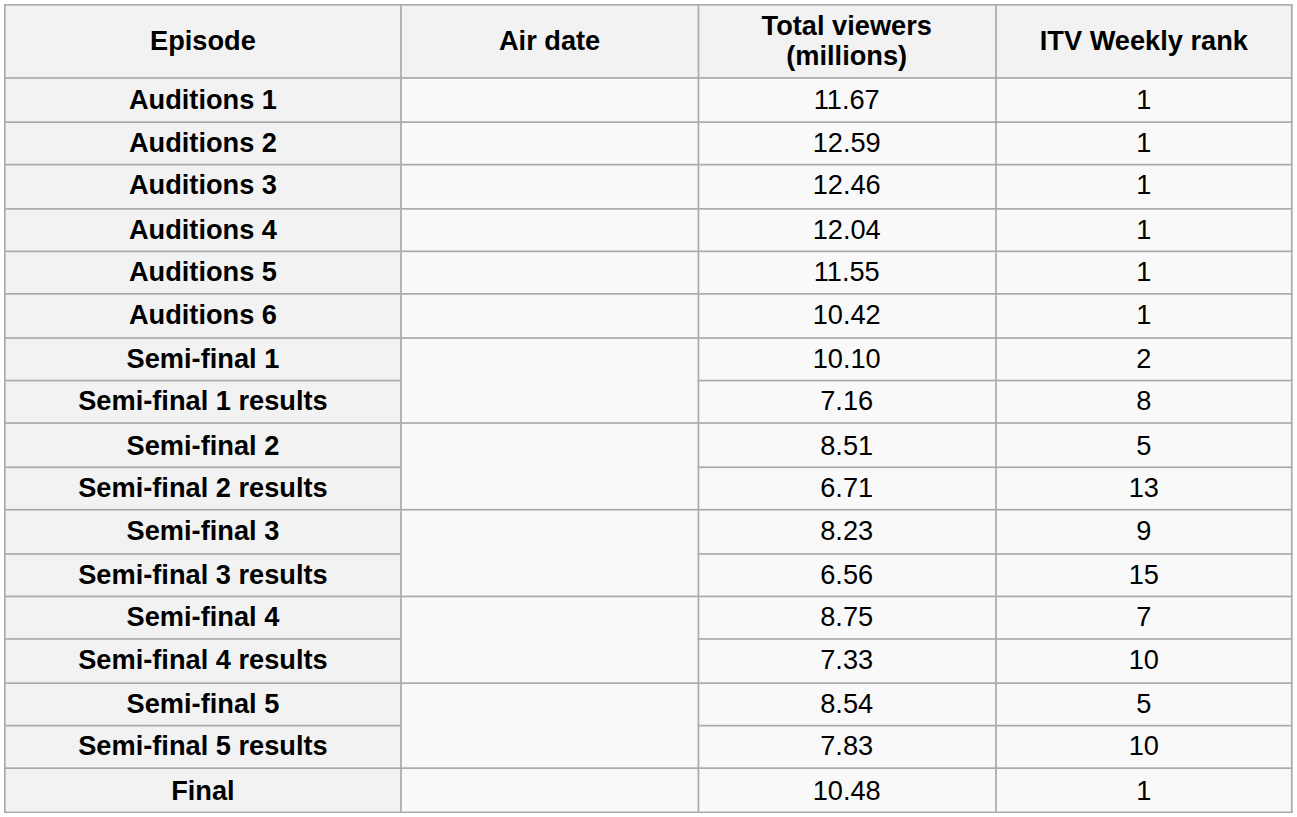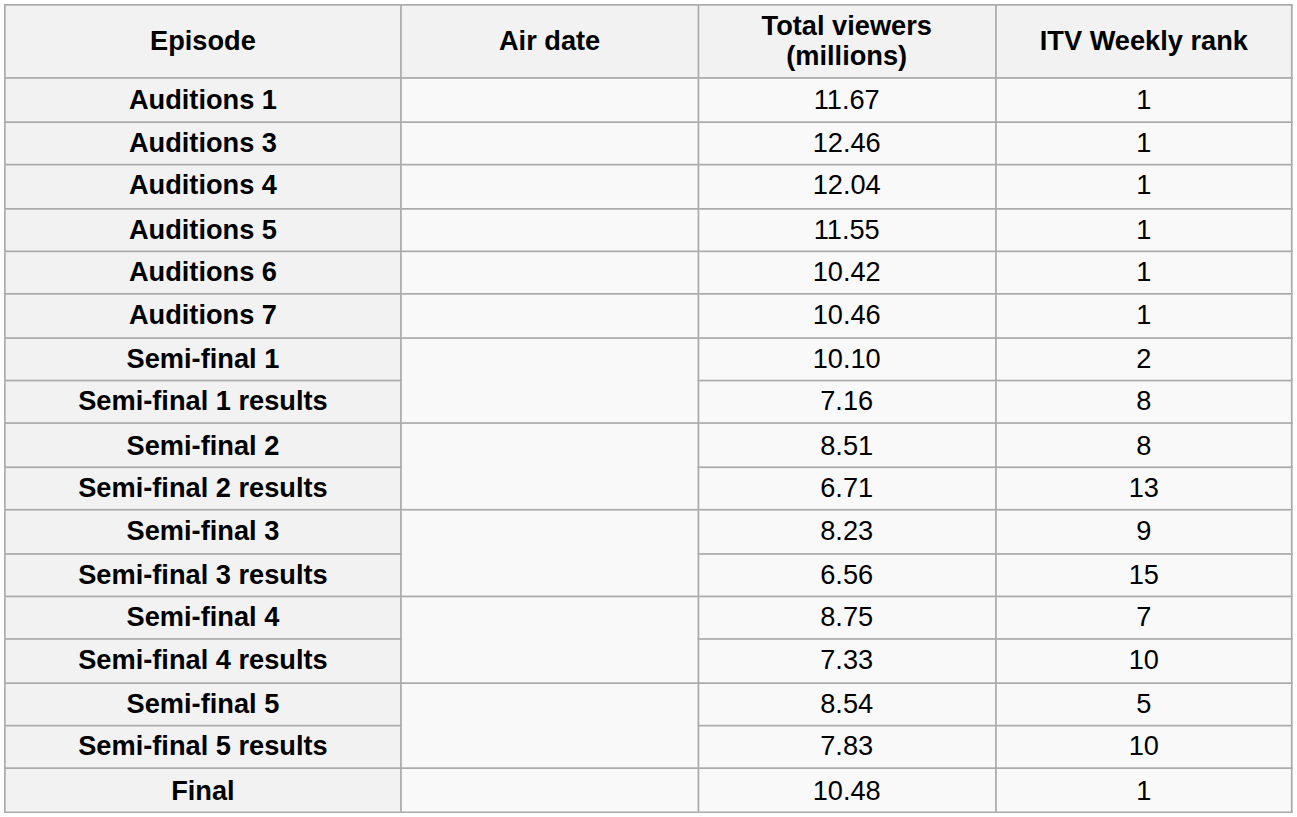- row: (203, 142)
+ row: (203, 315)
(1144, 444) 5 -> (1144, 444) 8
